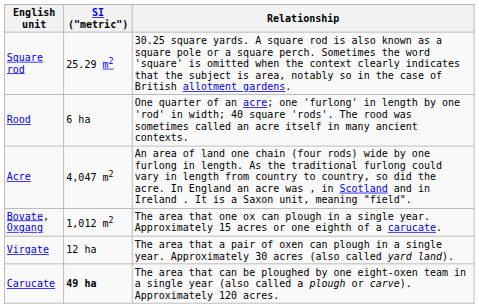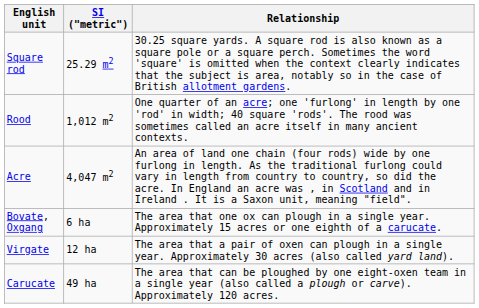(78, 120) 6 ha -> (90, 120) 1,012 m2
(90, 222) 1,012 m2 -> (78, 222) 6 ha
(81, 284) bold -> (81, 284) normal
